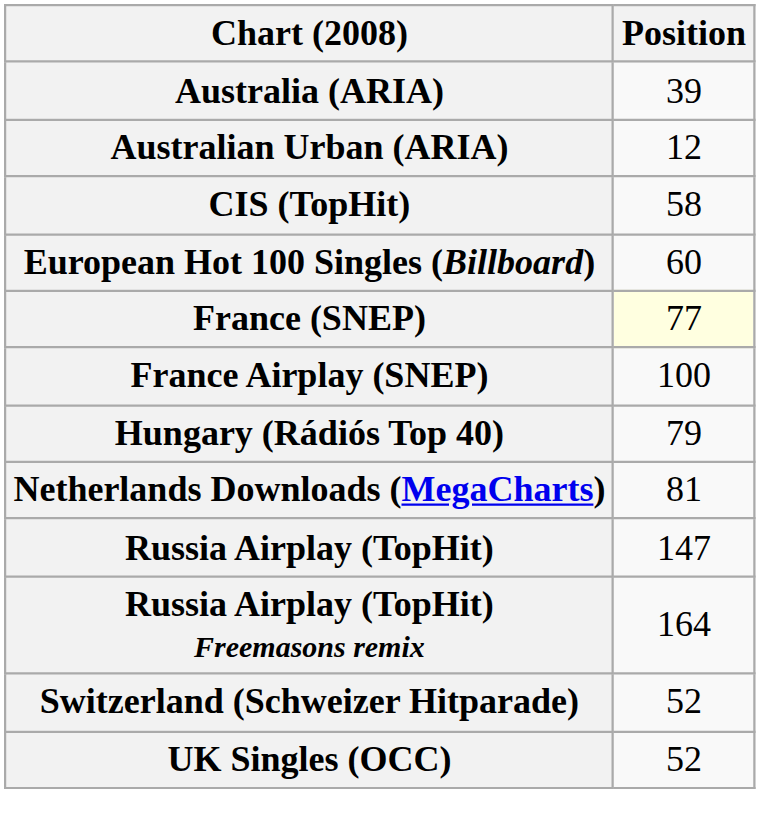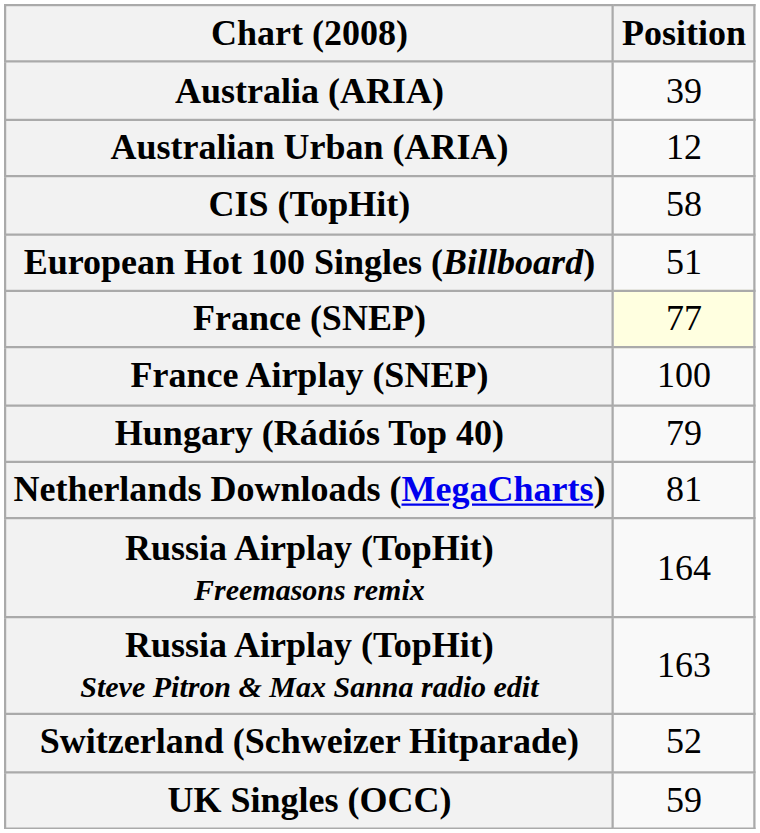(684, 261) 60 -> (684, 261) 51
- row: (309, 546)
+ row: (309, 664)
(684, 758) 52 -> (684, 799) 59
